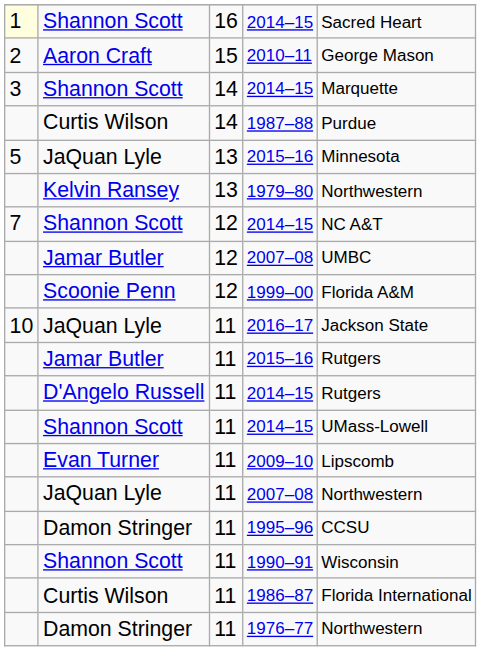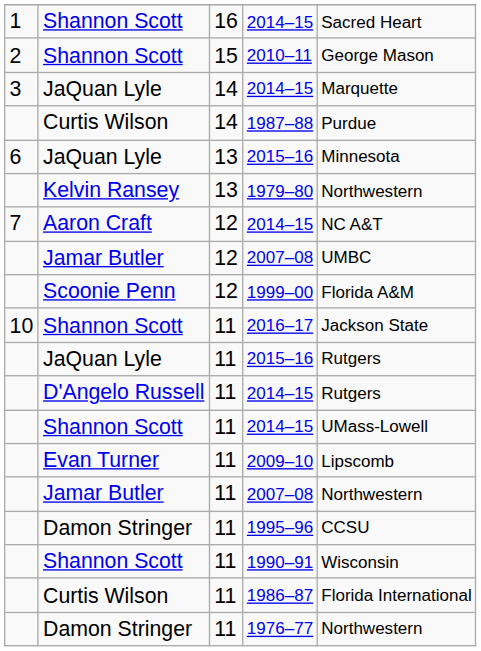(15, 21) lightyellow background -> (15, 21) no background
(97, 55) Aaron Craft -> (113, 55) Shannon Scott
(113, 88) Shannon Scott -> (102, 88) JaQuan Lyle
(15, 156) 5 -> (15, 156) 6
(113, 223) Shannon Scott -> (97, 223) Aaron Craft
(102, 325) JaQuan Lyle -> (113, 325) Shannon Scott
(103, 358) Jamar Butler -> (102, 358) JaQuan Lyle
(102, 493) JaQuan Lyle -> (103, 493) Jamar Butler
